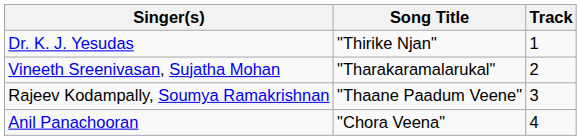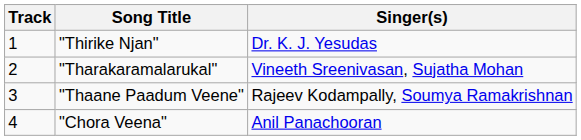columns swapped: (551, 17) <-> (169, 17)
